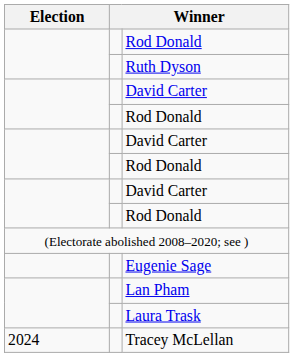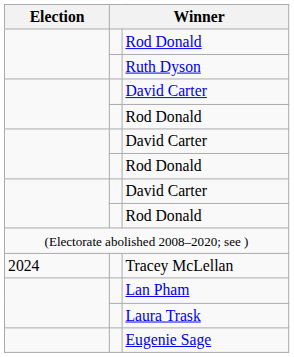rows swapped: (57, 266) <-> (24, 340)
